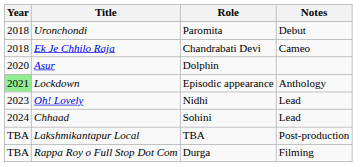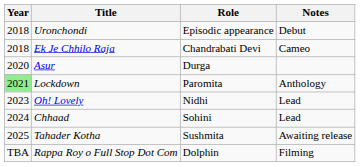(203, 30) Paromita -> (228, 30) Episodic appearance
(201, 65) Dolphin -> (196, 65) Durga
(228, 83) Episodic appearance -> (203, 83) Paromita
+ row: (67, 135)
- row: (87, 135)
(196, 153) Durga -> (201, 153) Dolphin
